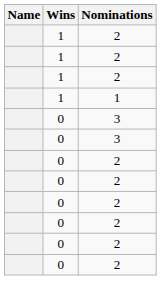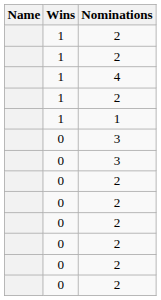+ row: (61, 77)
